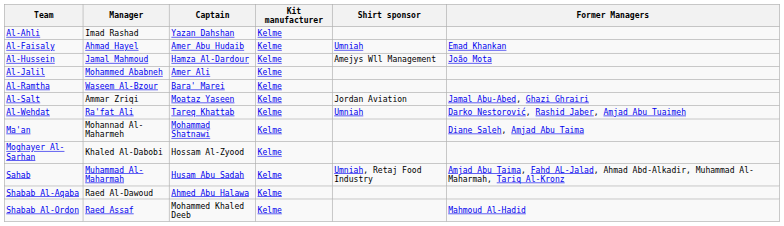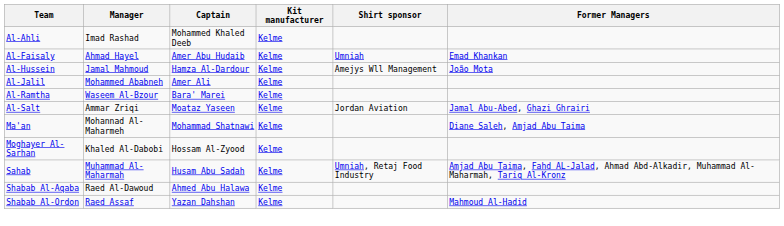(203, 33) Yazan Dahshan -> (208, 38) Mohammed Khaled Deeb
- row: (28, 112)
(208, 210) Mohammed Khaled Deeb -> (203, 202) Yazan Dahshan
